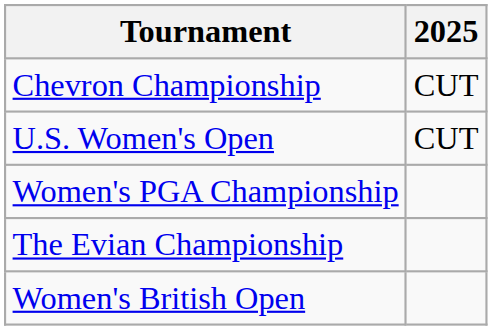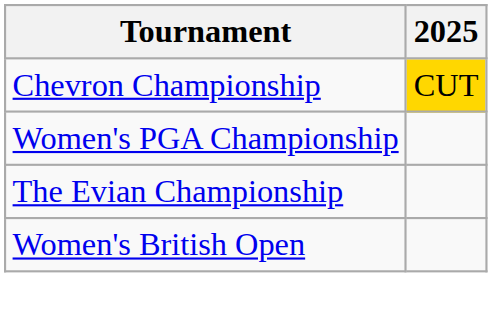(446, 84) no background -> (446, 84) gold background
- row: (143, 138)
